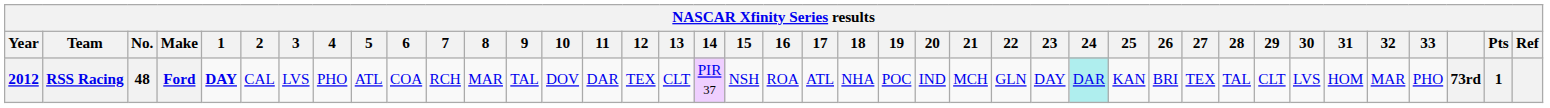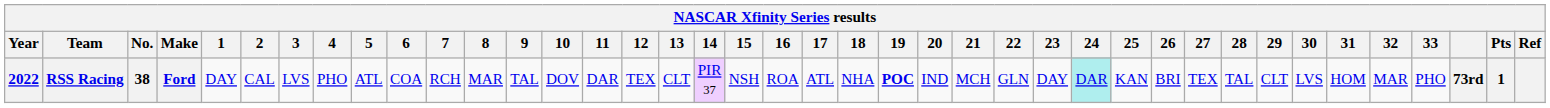(24, 80) 2012 -> (24, 80) 2022
(142, 80) 48 -> (142, 80) 38
(221, 80) bold -> (221, 80) normal
(897, 80) normal -> (898, 80) bold
